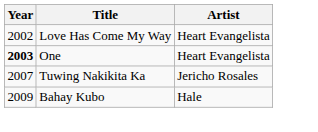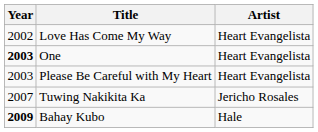+ row: (125, 76)
(20, 96) normal -> (20, 117) bold
